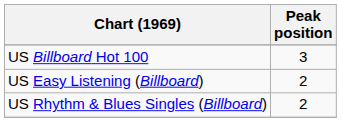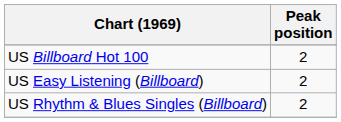(303, 57) 3 -> (303, 57) 2
